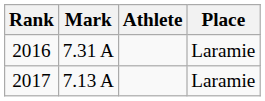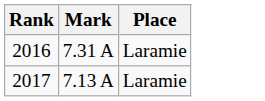- column: (153, 19)
